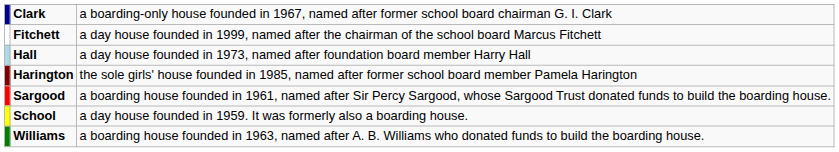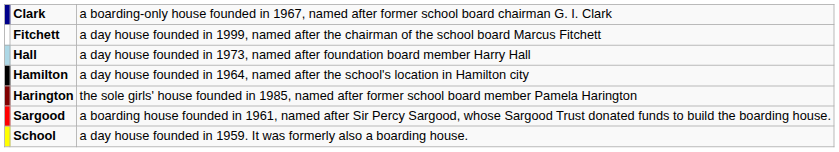+ row: (41, 75)
- row: (39, 136)
